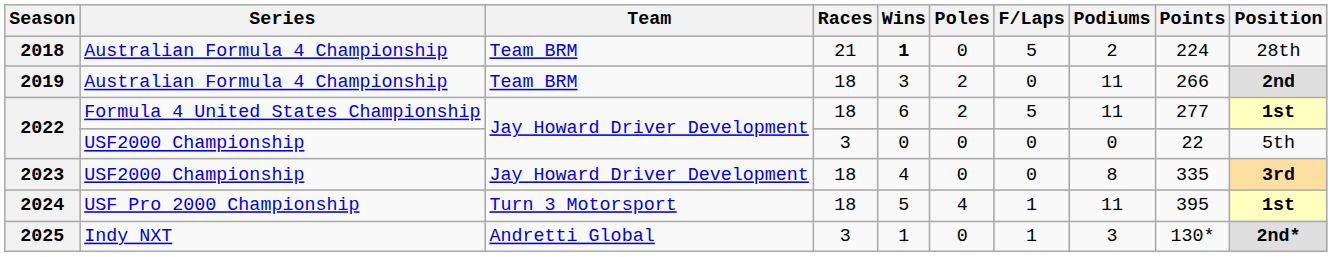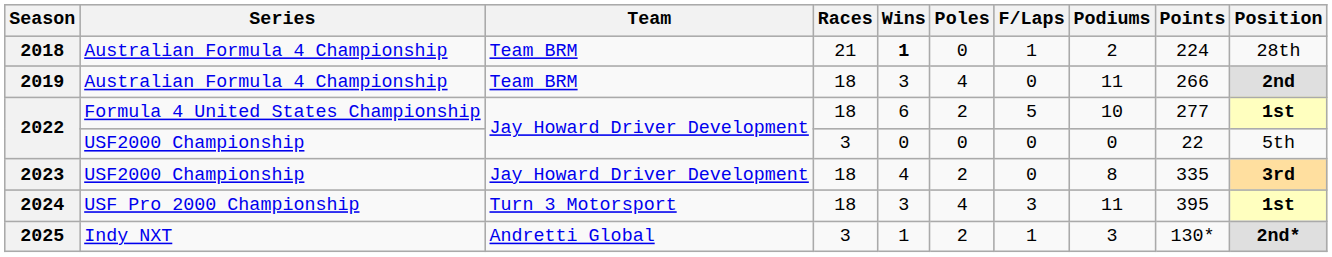(1032, 51) 5 -> (1032, 51) 1
(962, 82) 2 -> (962, 82) 4
(1112, 112) 11 -> (1112, 112) 10
(962, 174) 0 -> (962, 174) 2
(904, 205) 5 -> (904, 205) 3
(1032, 205) 1 -> (1032, 205) 3
(962, 236) 0 -> (962, 236) 2
